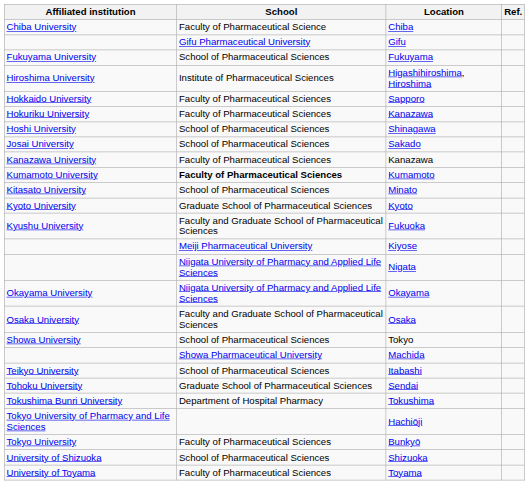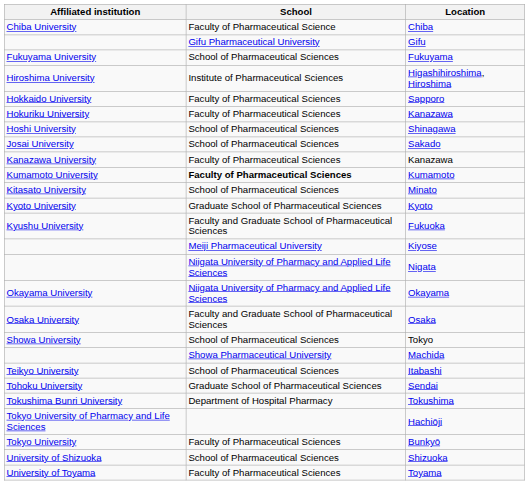- column: (513, 12)
